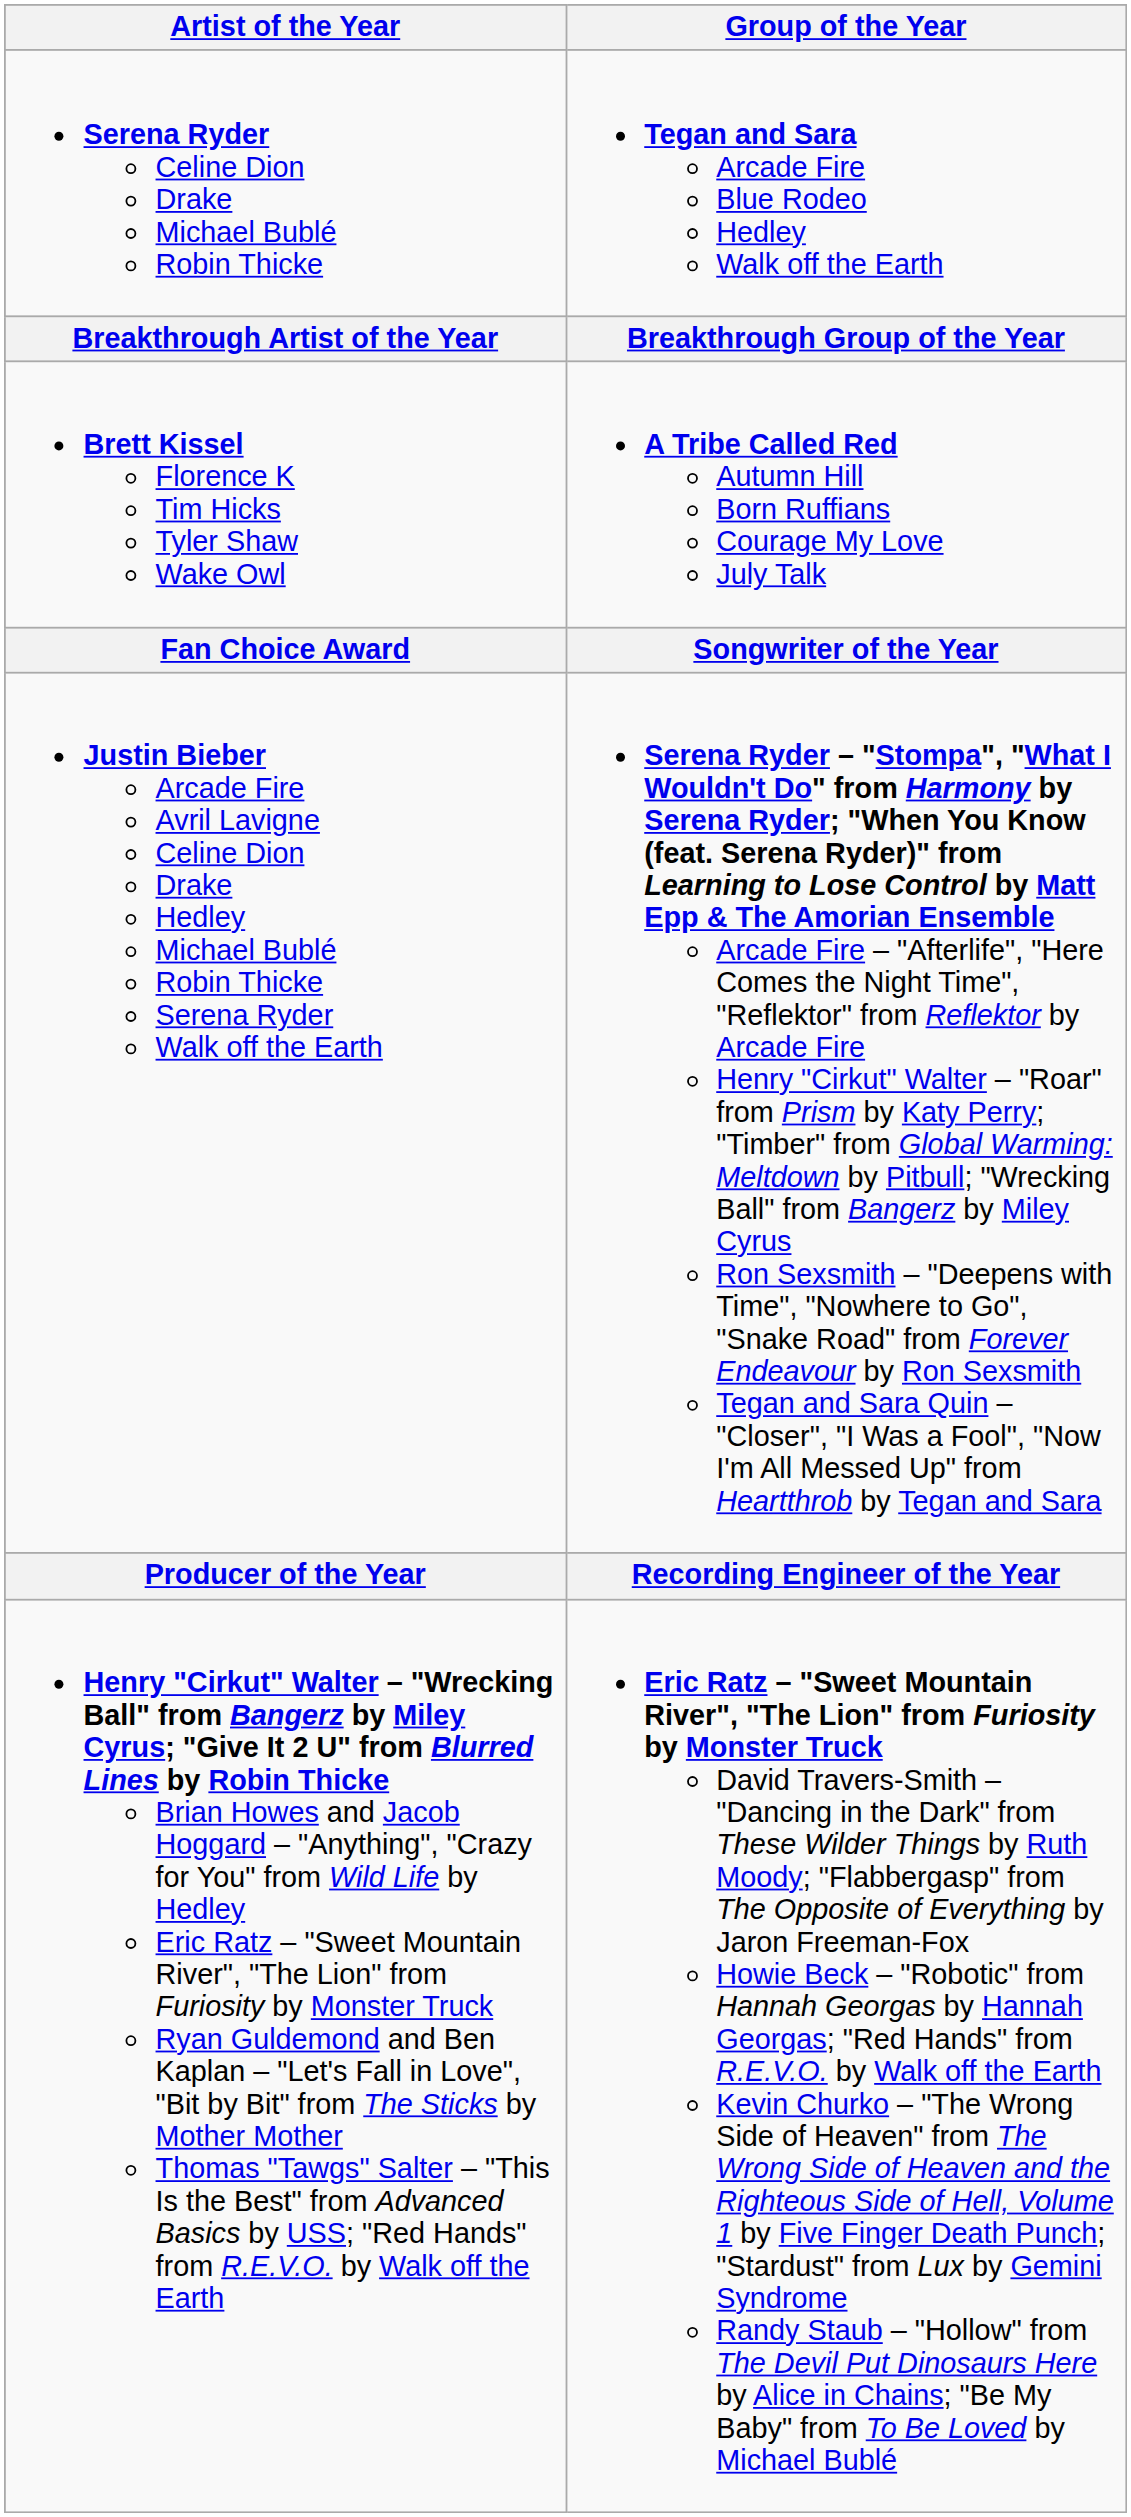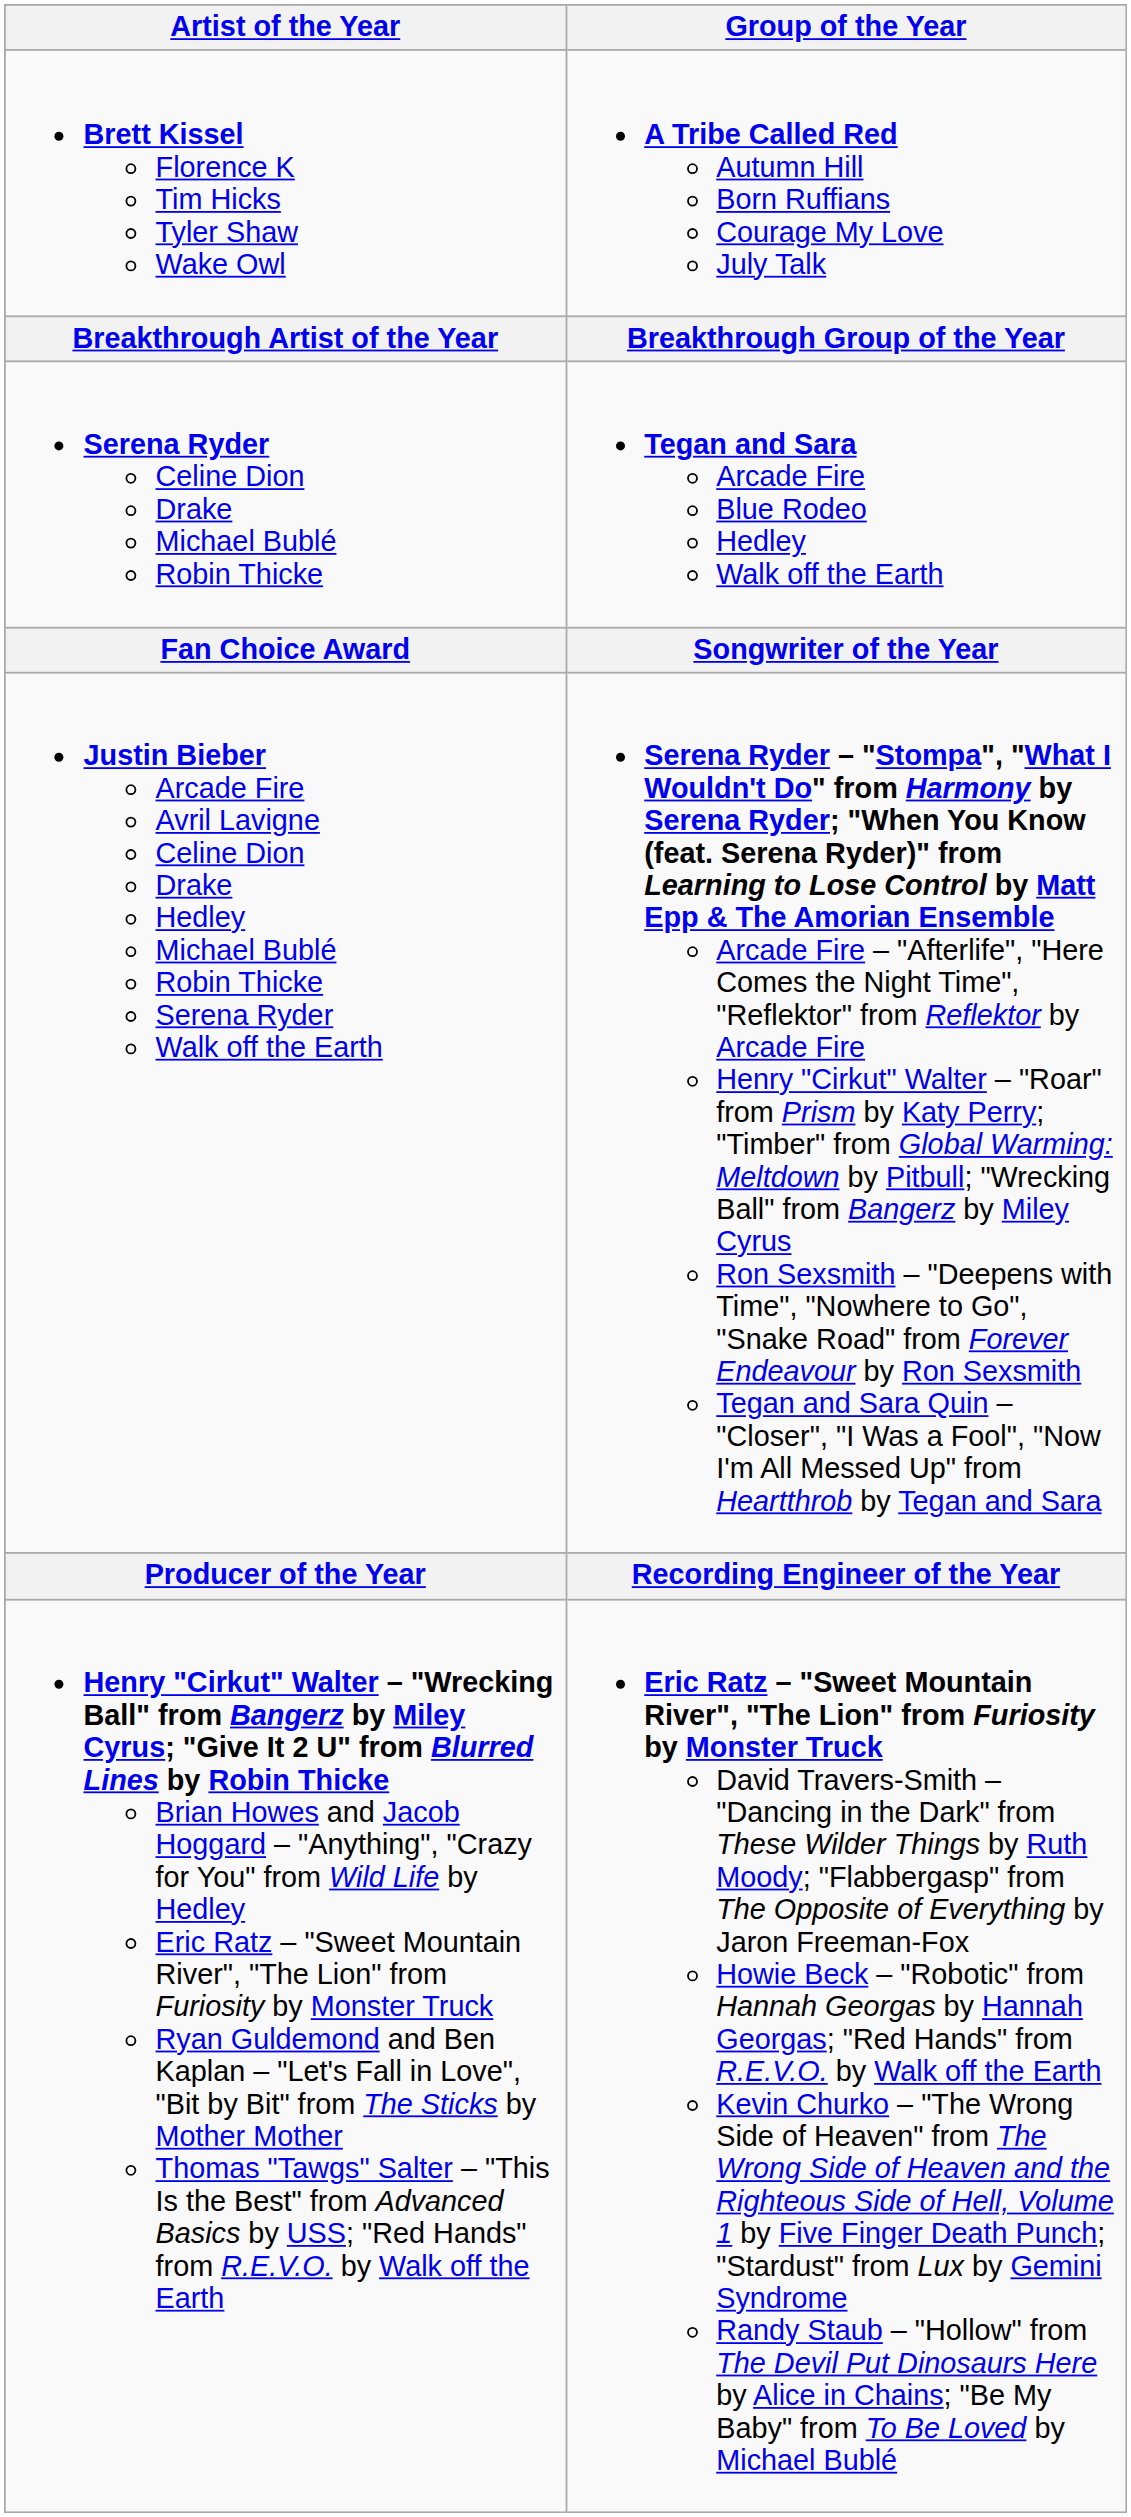rows swapped: (285, 199) <-> (285, 510)
